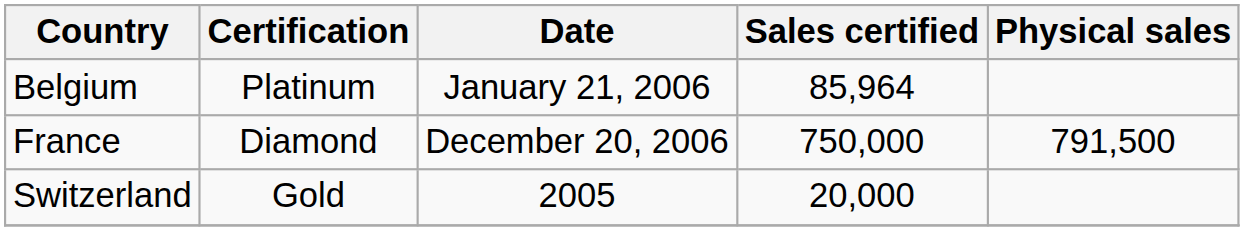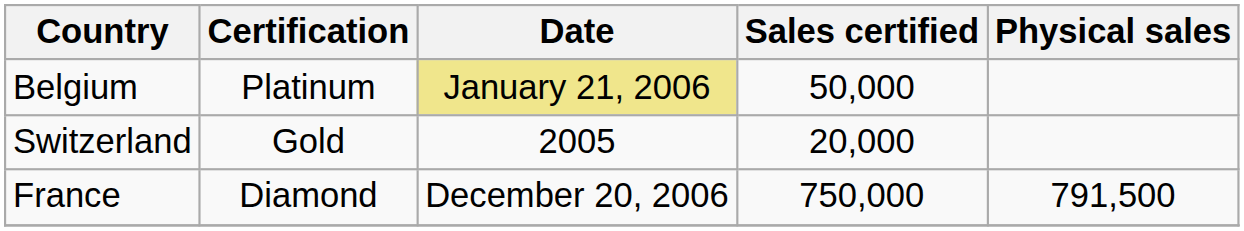(577, 86) no background -> (577, 86) khaki background
(862, 86) 85,964 -> (862, 86) 50,000
rows swapped: (67, 141) <-> (102, 196)
